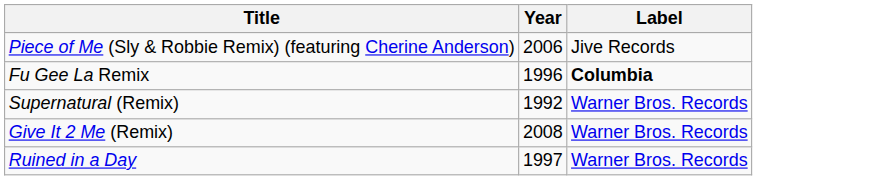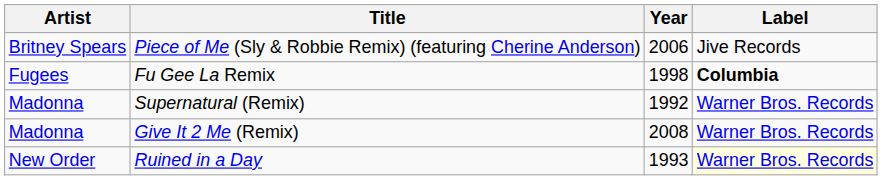+ column: (67, 18)
(543, 75) 1996 -> (669, 75) 1998
(543, 160) 1997 -> (669, 160) 1993
(659, 160) no background -> (785, 160) lightyellow background
